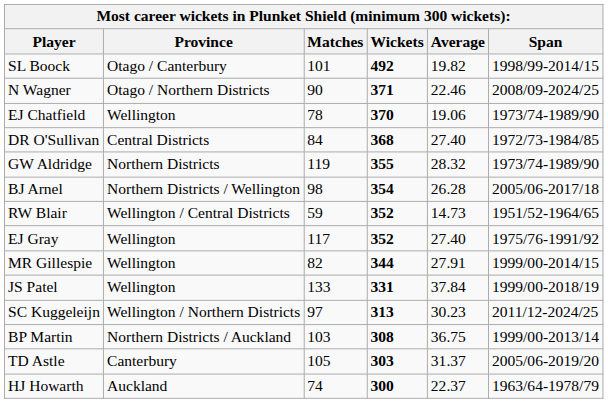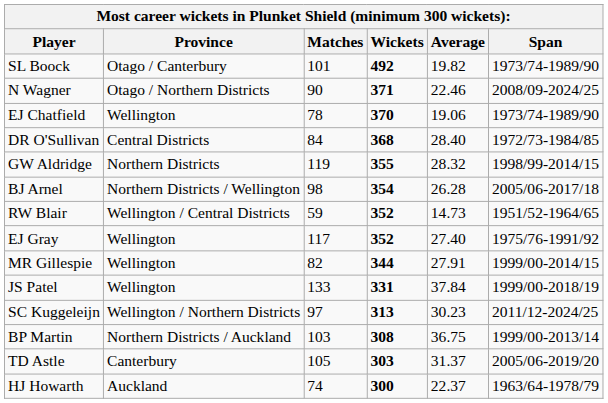(545, 66) 1998/99-2014/15 -> (545, 66) 1973/74-1989/90
(448, 139) 27.40 -> (448, 139) 28.40
(545, 164) 1973/74-1989/90 -> (545, 164) 1998/99-2014/15
